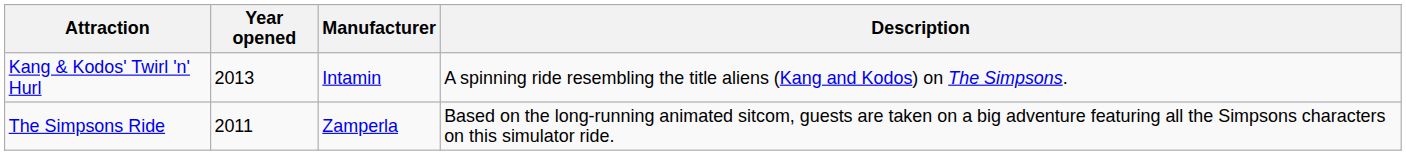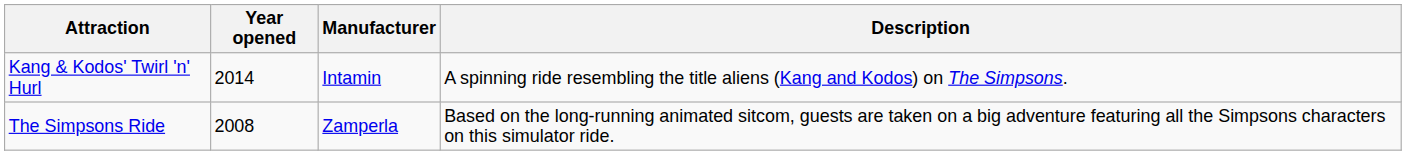(234, 77) 2013 -> (234, 77) 2014
(234, 125) 2011 -> (234, 125) 2008
